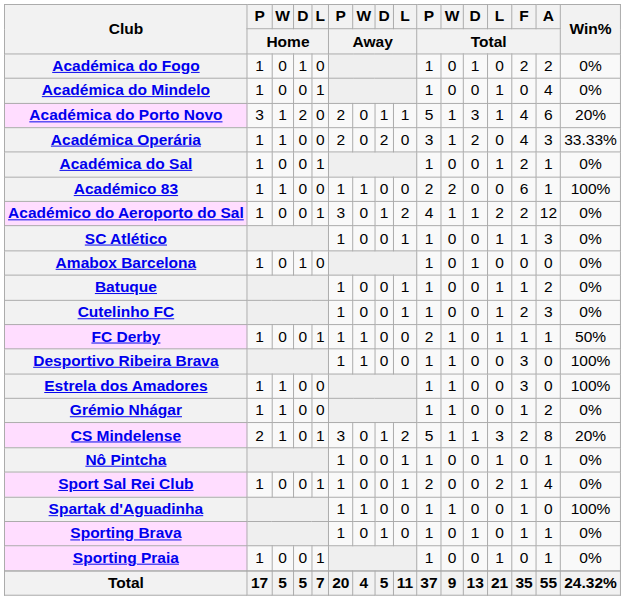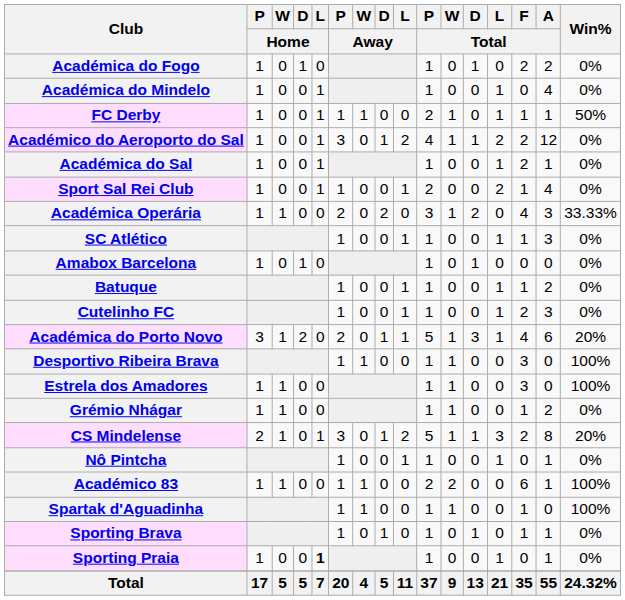rows swapped: (126, 115) <-> (126, 336)
rows swapped: (126, 139) <-> (126, 213)
rows swapped: (126, 189) <-> (126, 484)
(320, 558) normal -> (320, 558) bold
